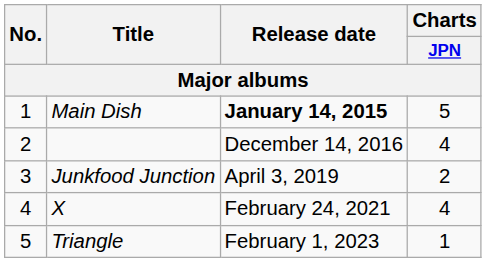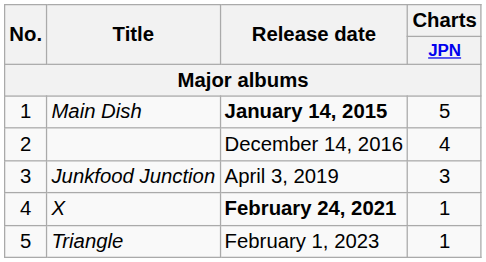(445, 176) 2 -> (445, 176) 3
(308, 208) normal -> (310, 208) bold
(445, 208) 4 -> (445, 208) 1
